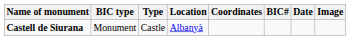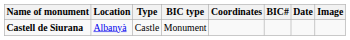columns swapped: (115, 12) <-> (188, 12)
